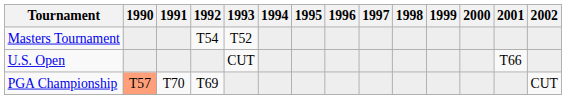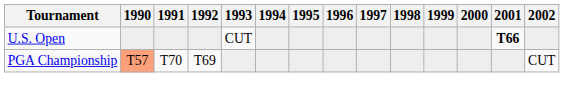- row: (64, 38)
(511, 61) normal -> (508, 38) bold
